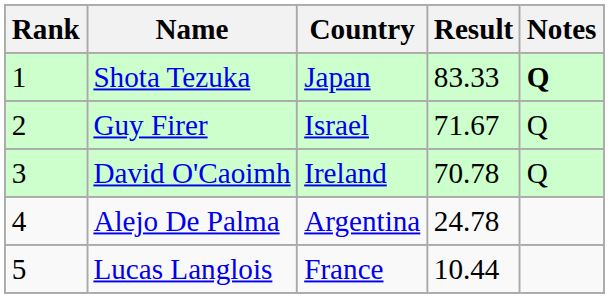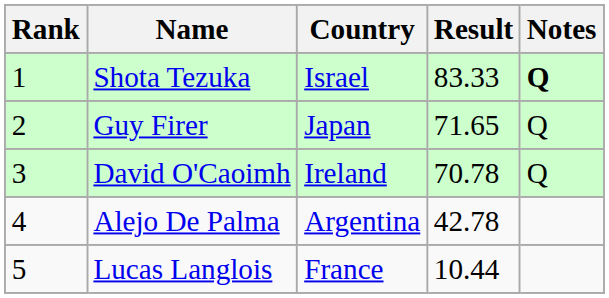(337, 76) Japan -> (337, 76) Israel
(337, 124) Israel -> (337, 124) Japan
(467, 124) 71.67 -> (467, 124) 71.65
(467, 221) 24.78 -> (467, 221) 42.78
